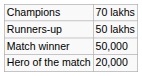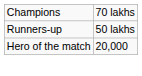- row: (38, 46)
